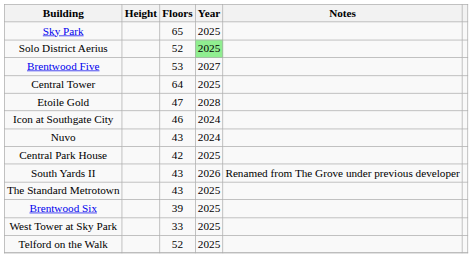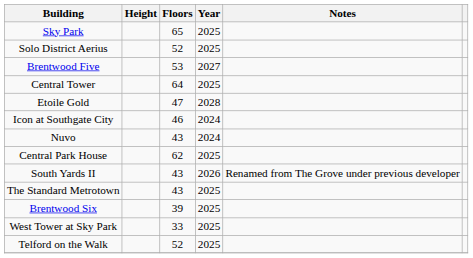(209, 48) lightgreen background -> (209, 48) no background
(177, 155) 42 -> (177, 155) 62
